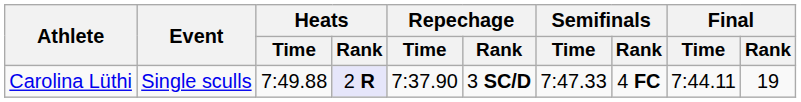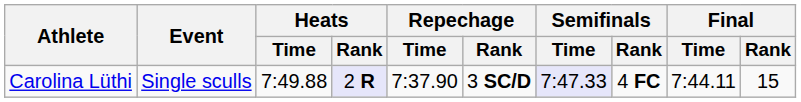(574, 82) no background -> (574, 82) lavender background
(768, 82) 19 -> (768, 82) 15
